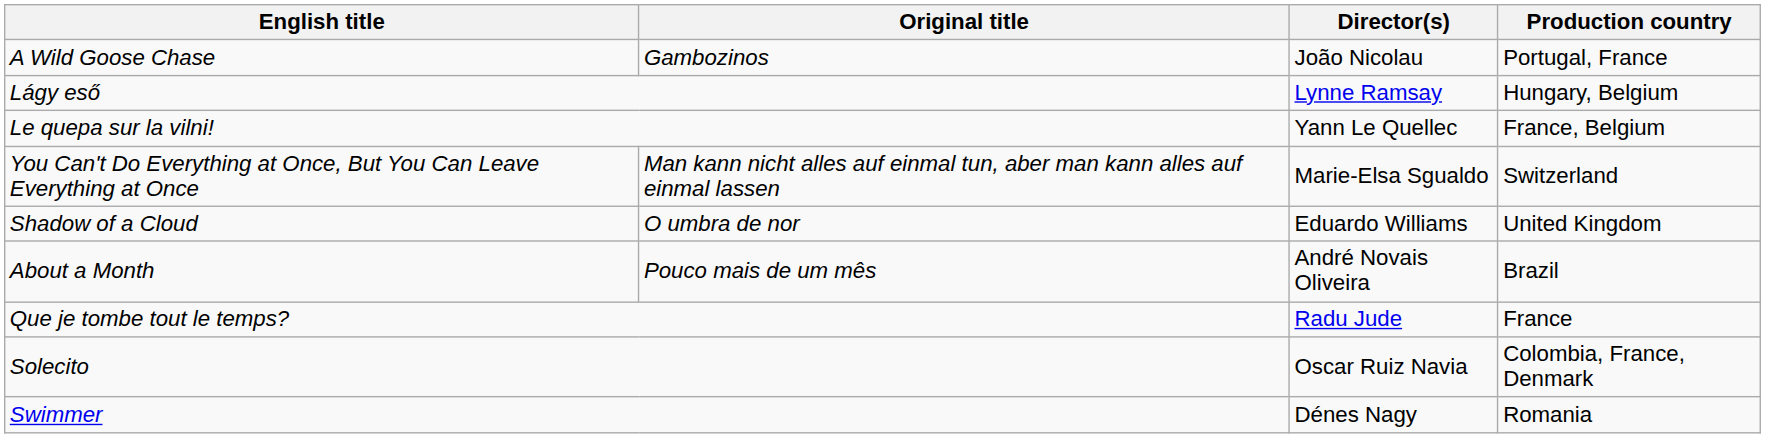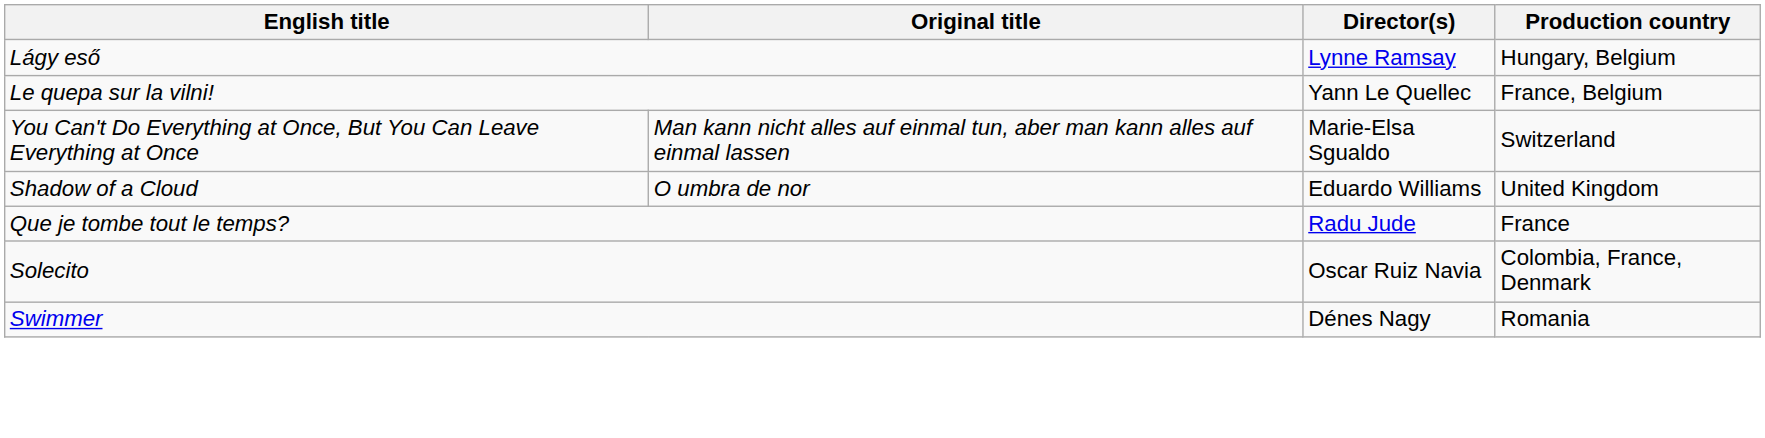- row: (113, 57)
- row: (82, 271)
